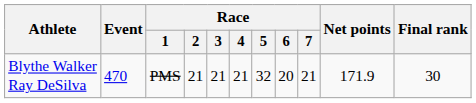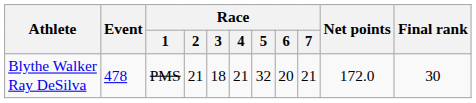(116, 76) 470 -> (116, 76) 478
(218, 76) 21 -> (218, 76) 18
(357, 76) 171.9 -> (357, 76) 172.0
